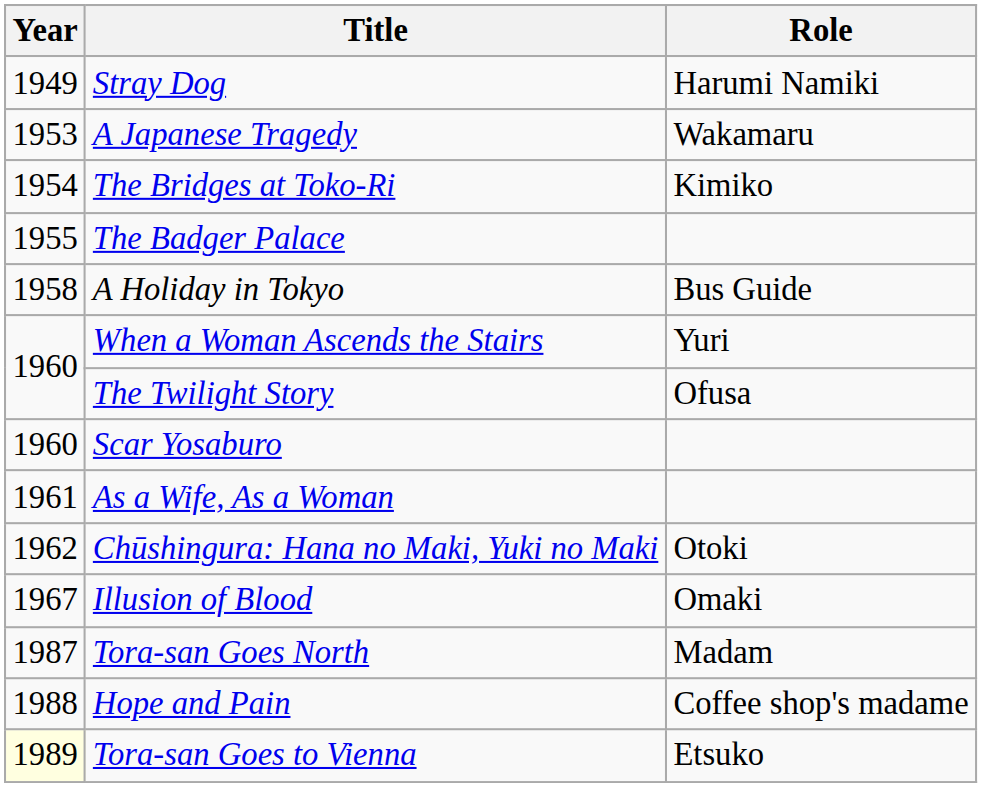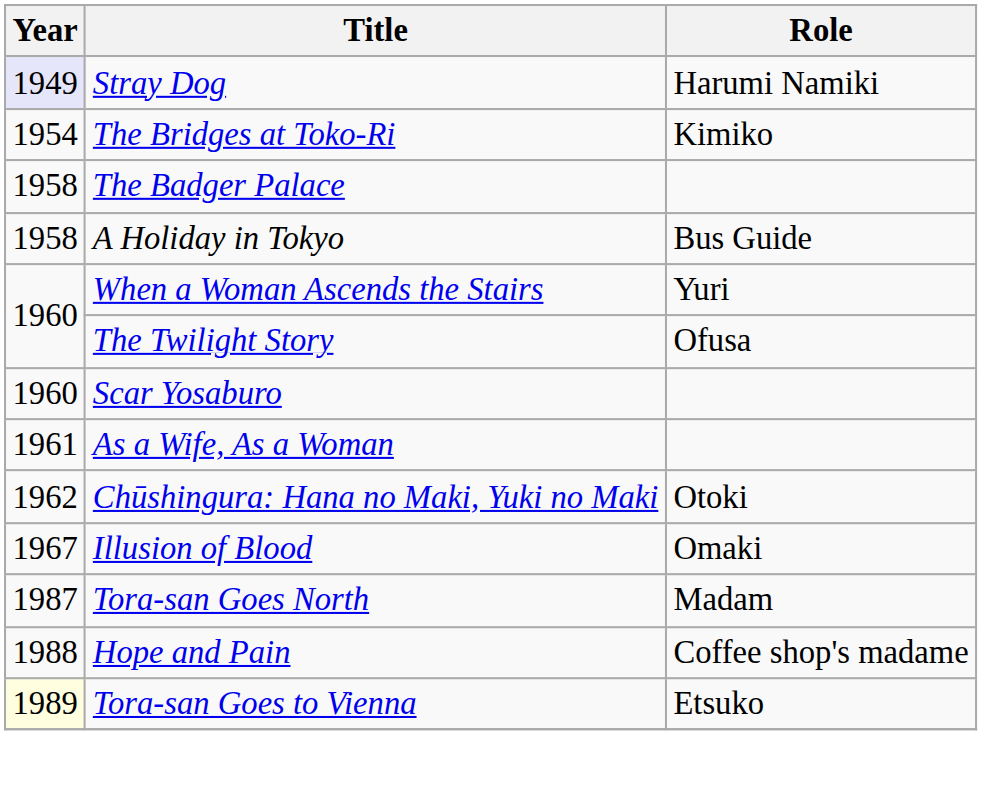(45, 82) no background -> (45, 82) lavender background
- row: (225, 133)
(45, 237) 1955 -> (45, 185) 1958
